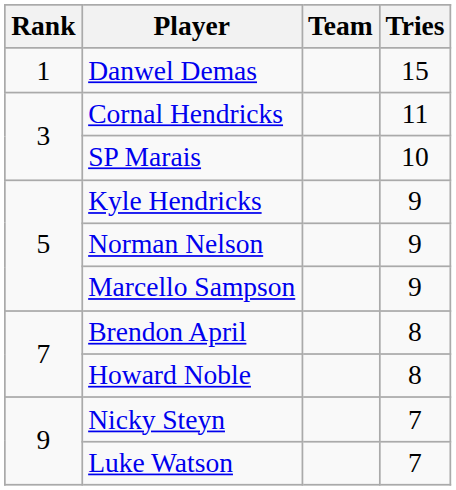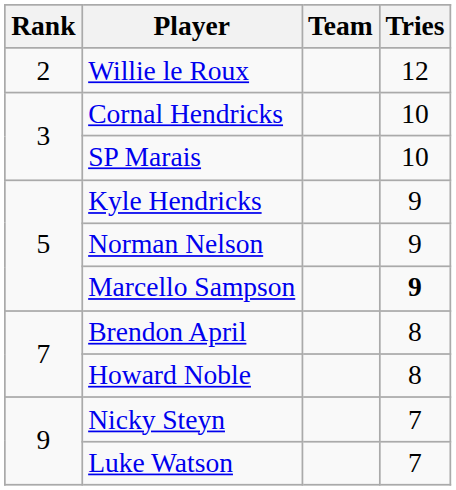- row: (173, 69)
+ row: (169, 69)
(415, 113) 11 -> (415, 113) 10
(415, 288) normal -> (415, 288) bold
